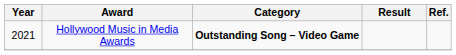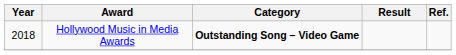(23, 35) 2021 -> (23, 35) 2018
